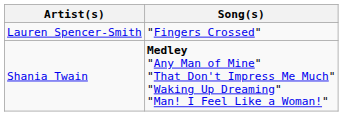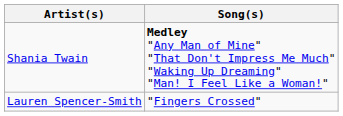rows swapped: (74, 32) <-> (47, 76)
